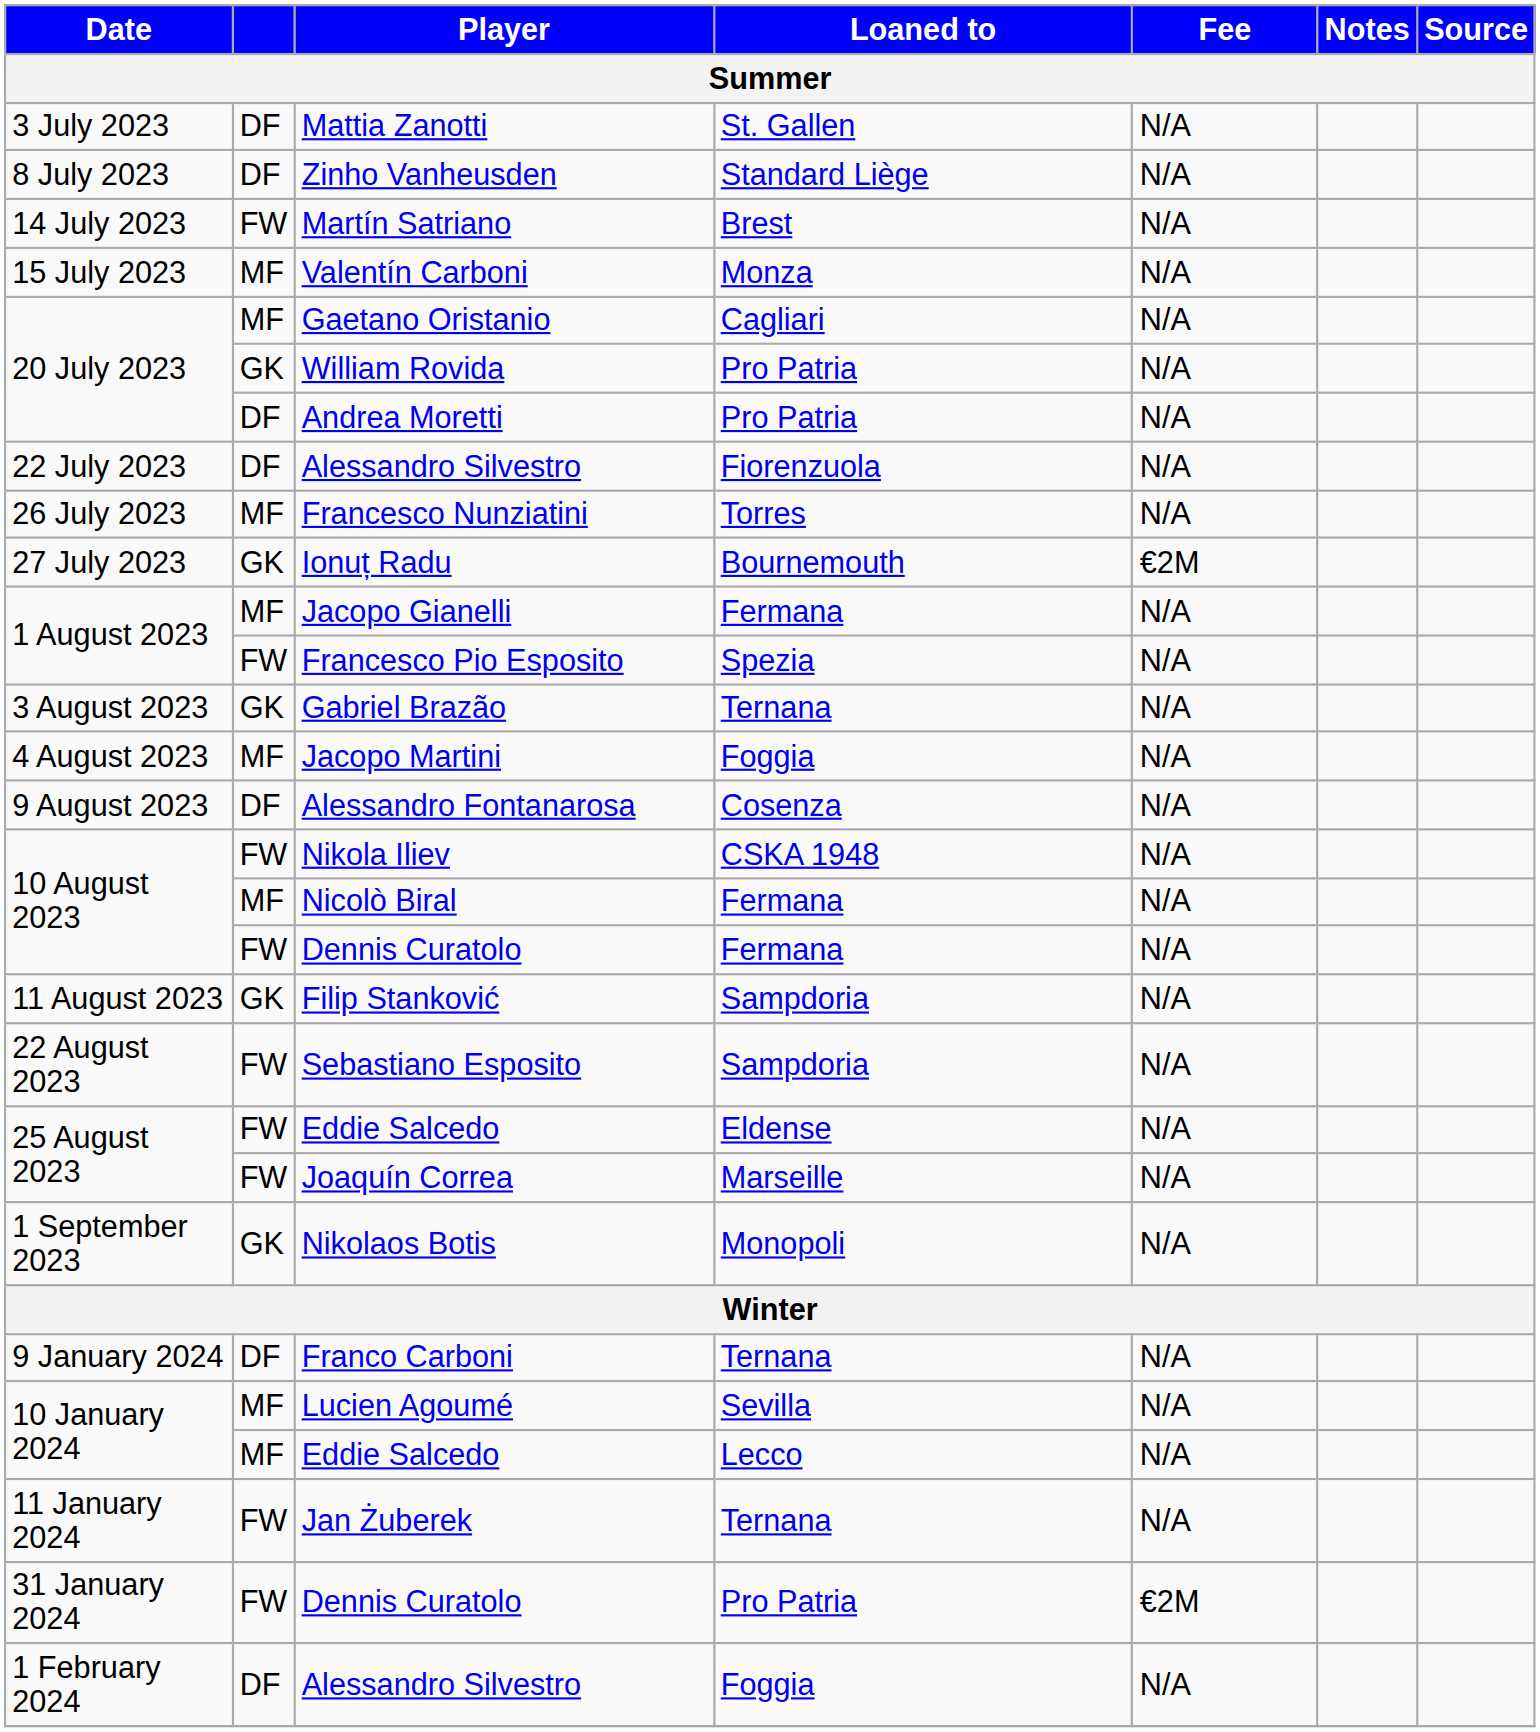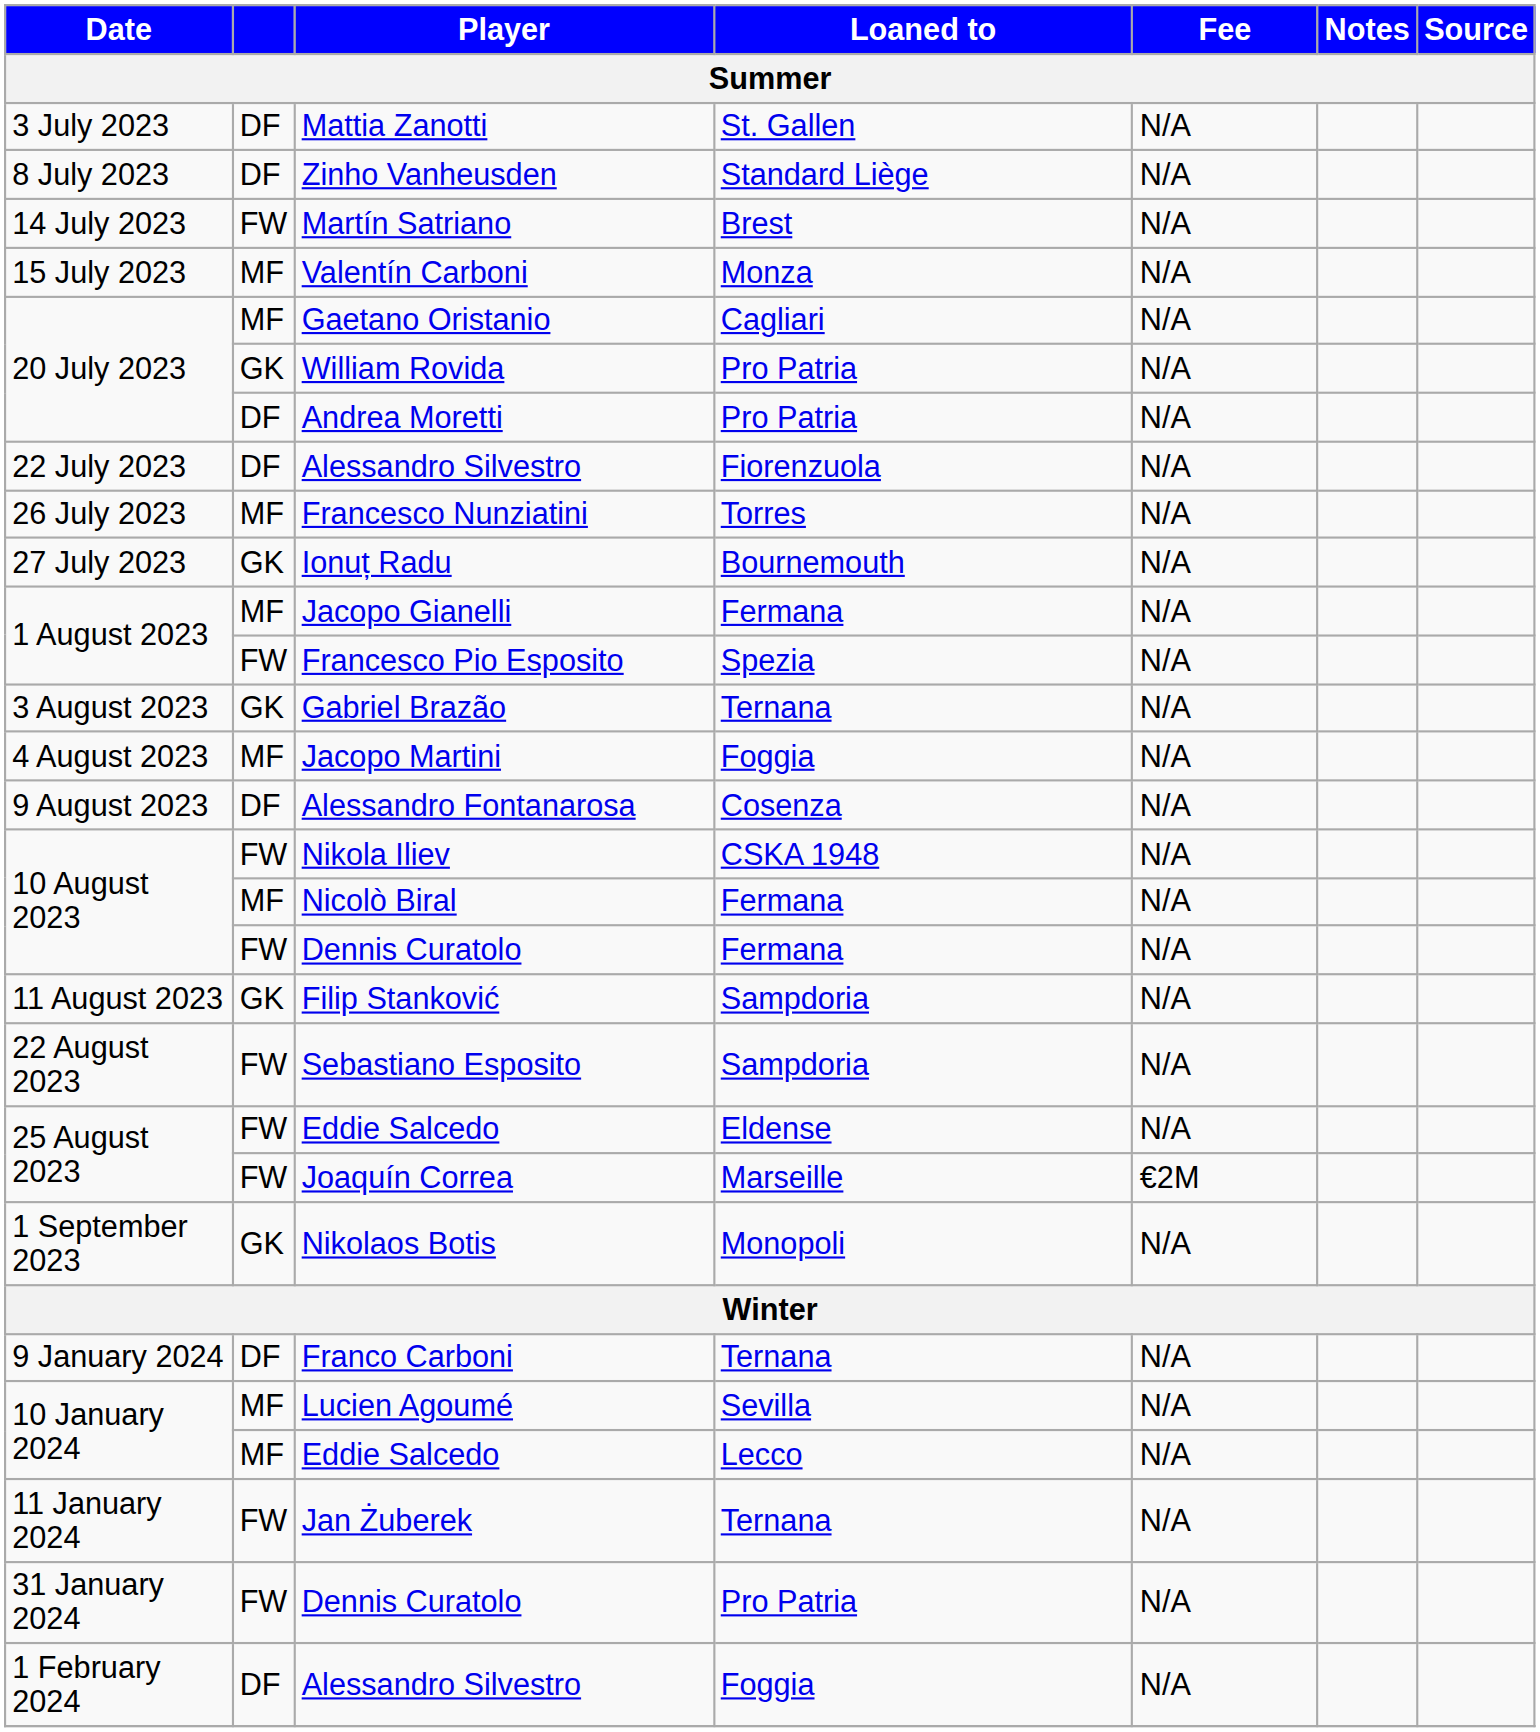(1170, 563) €2M -> (1165, 563) N/A
(1165, 1178) N/A -> (1170, 1178) €2M
(1170, 1603) €2M -> (1165, 1603) N/A
